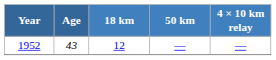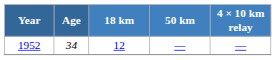(71, 45) 43 -> (71, 45) 34
